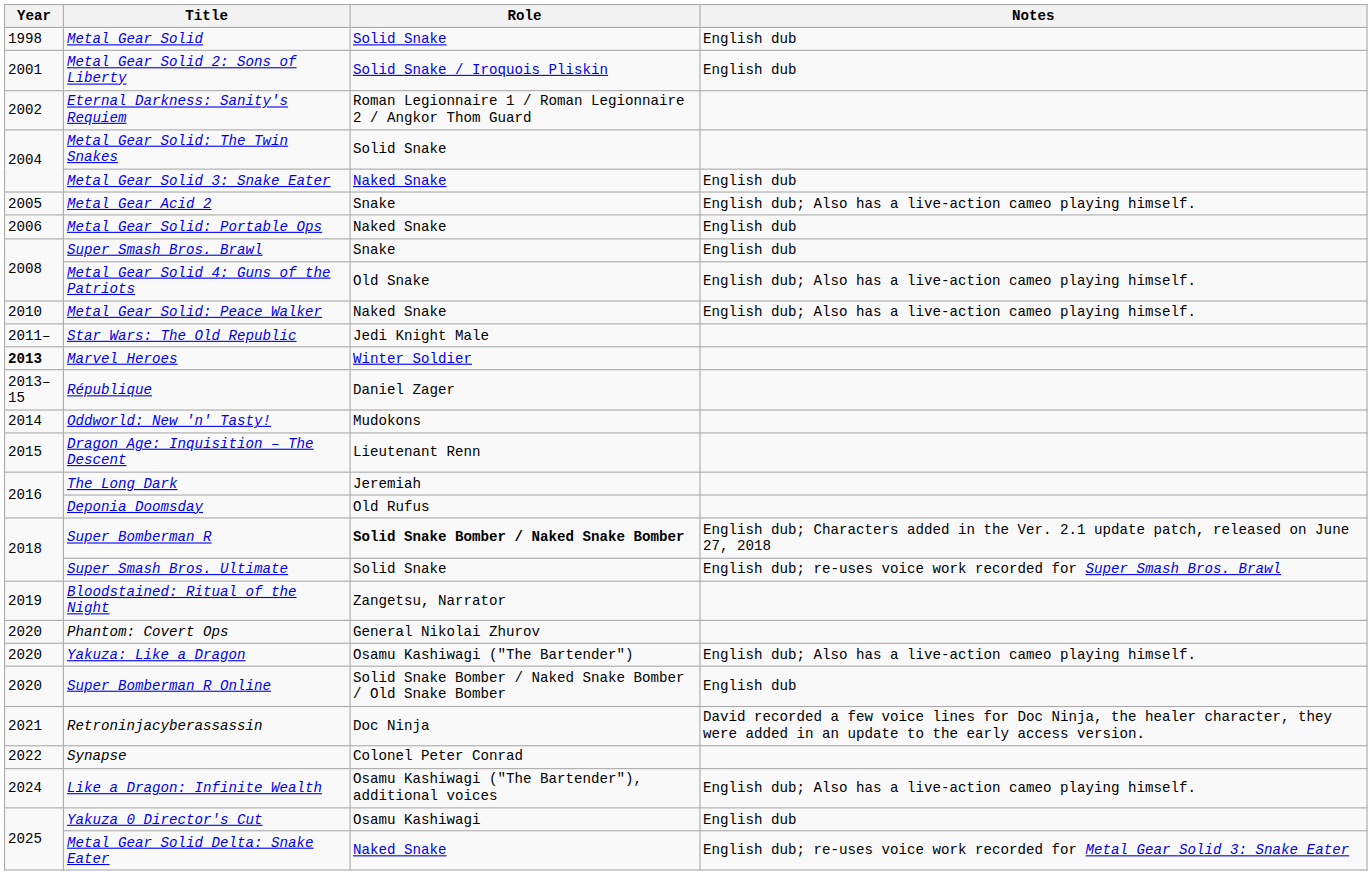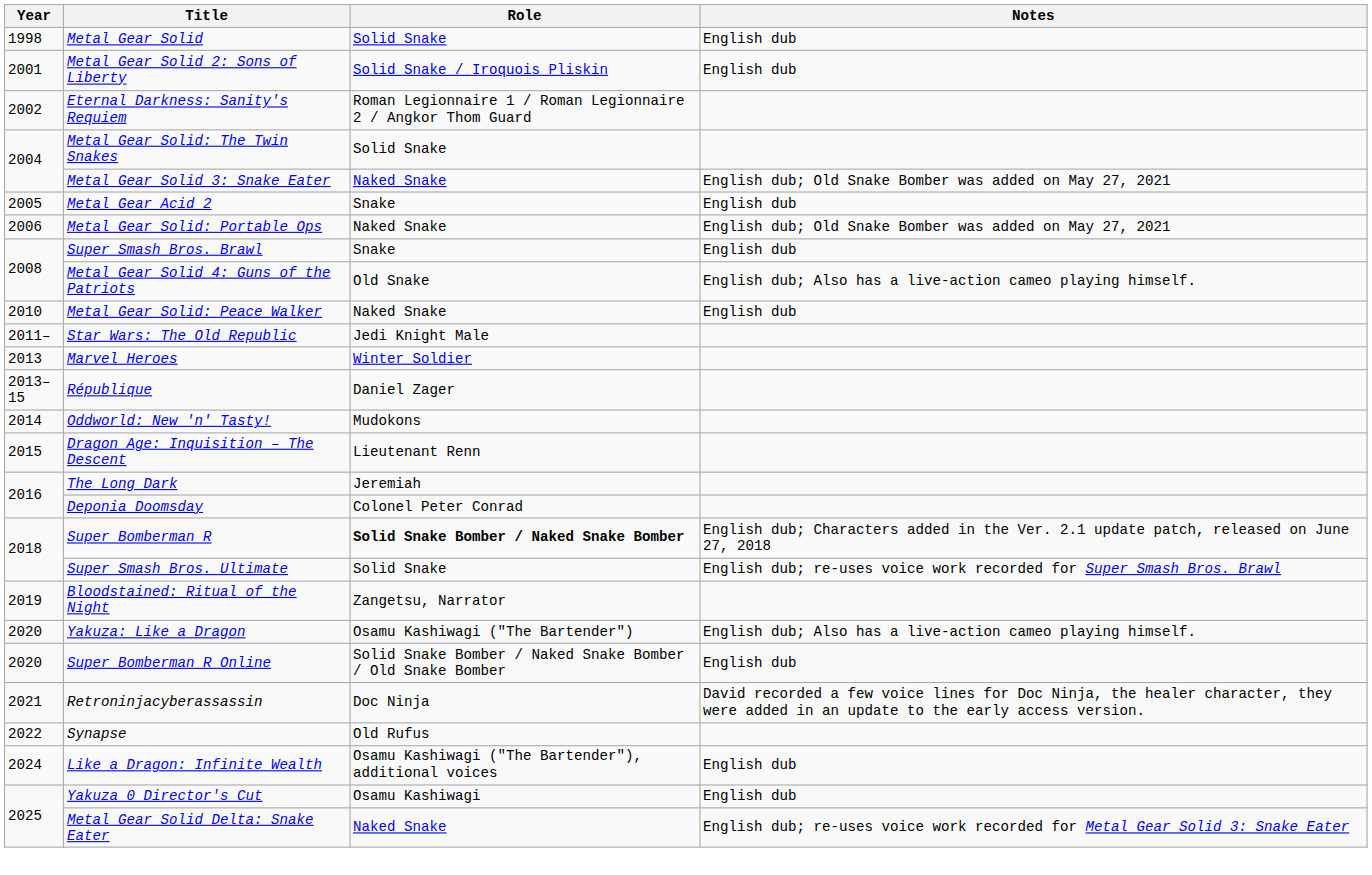(750, 181) English dub -> (937, 181) English dub; Old Snake Bomber was added on May 27, 2021
(949, 204) English dub; Also has a live-action cameo playing himself. -> (750, 204) English dub
(750, 227) English dub -> (937, 227) English dub; Old Snake Bomber was added on May 27, 2021
(949, 312) English dub; Also has a live-action cameo playing himself. -> (750, 312) English dub
(25, 359) bold -> (25, 359) normal
(391, 507) Old Rufus -> (438, 507) Colonel Peter Conrad
- row: (148, 632)
(438, 757) Colonel Peter Conrad -> (391, 734) Old Rufus
(949, 788) English dub; Also has a live-action cameo playing himself. -> (750, 765) English dub
